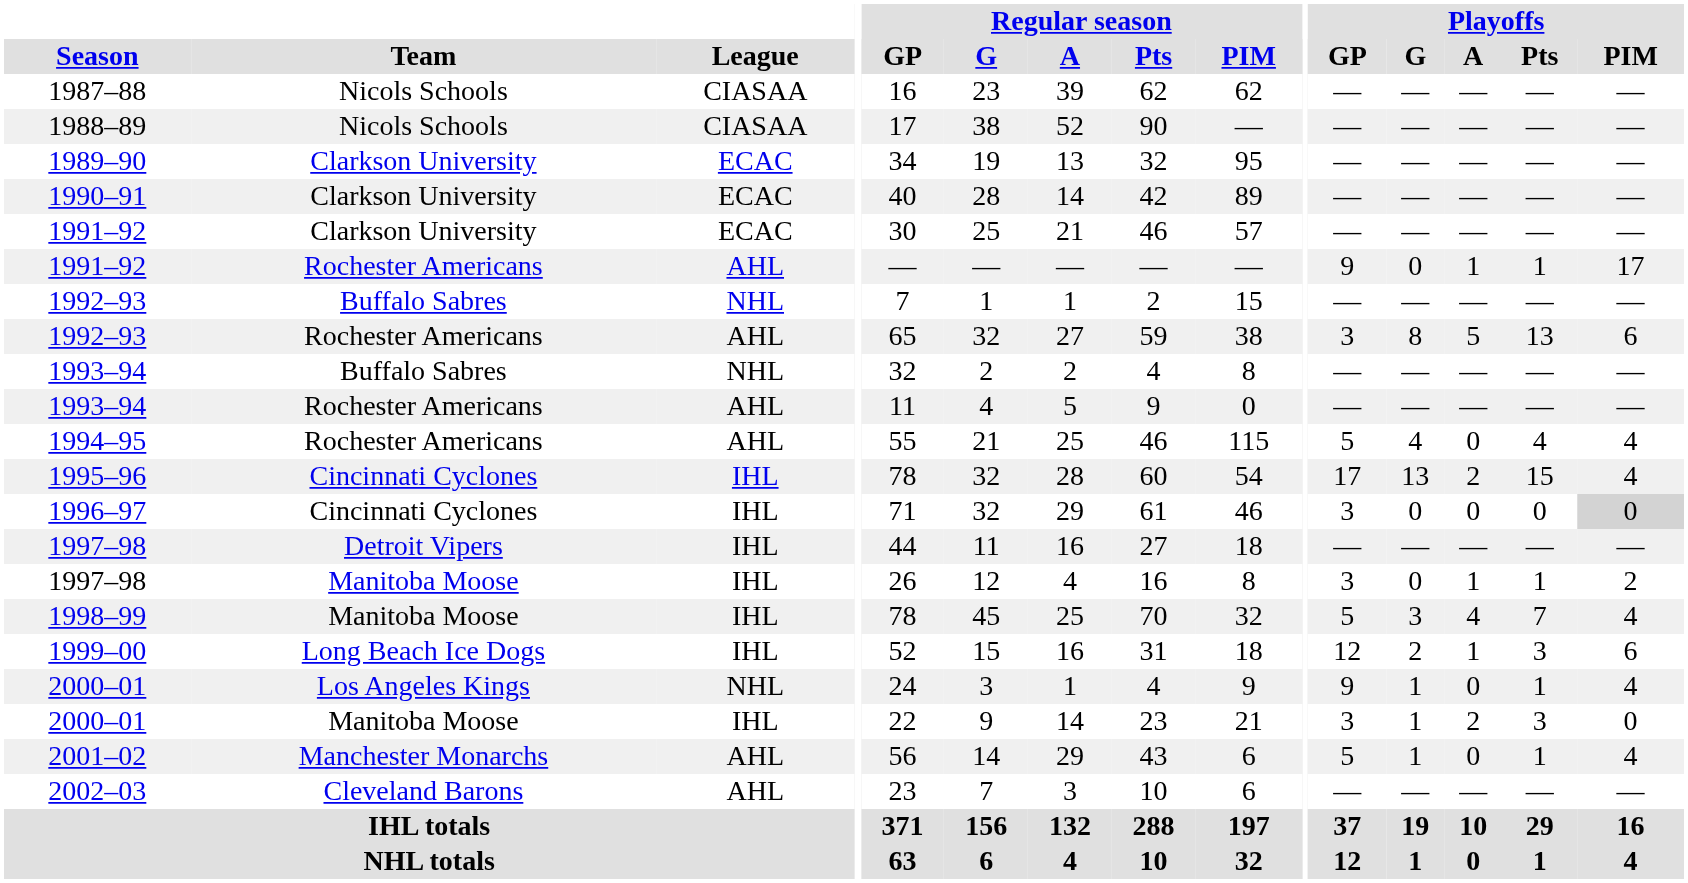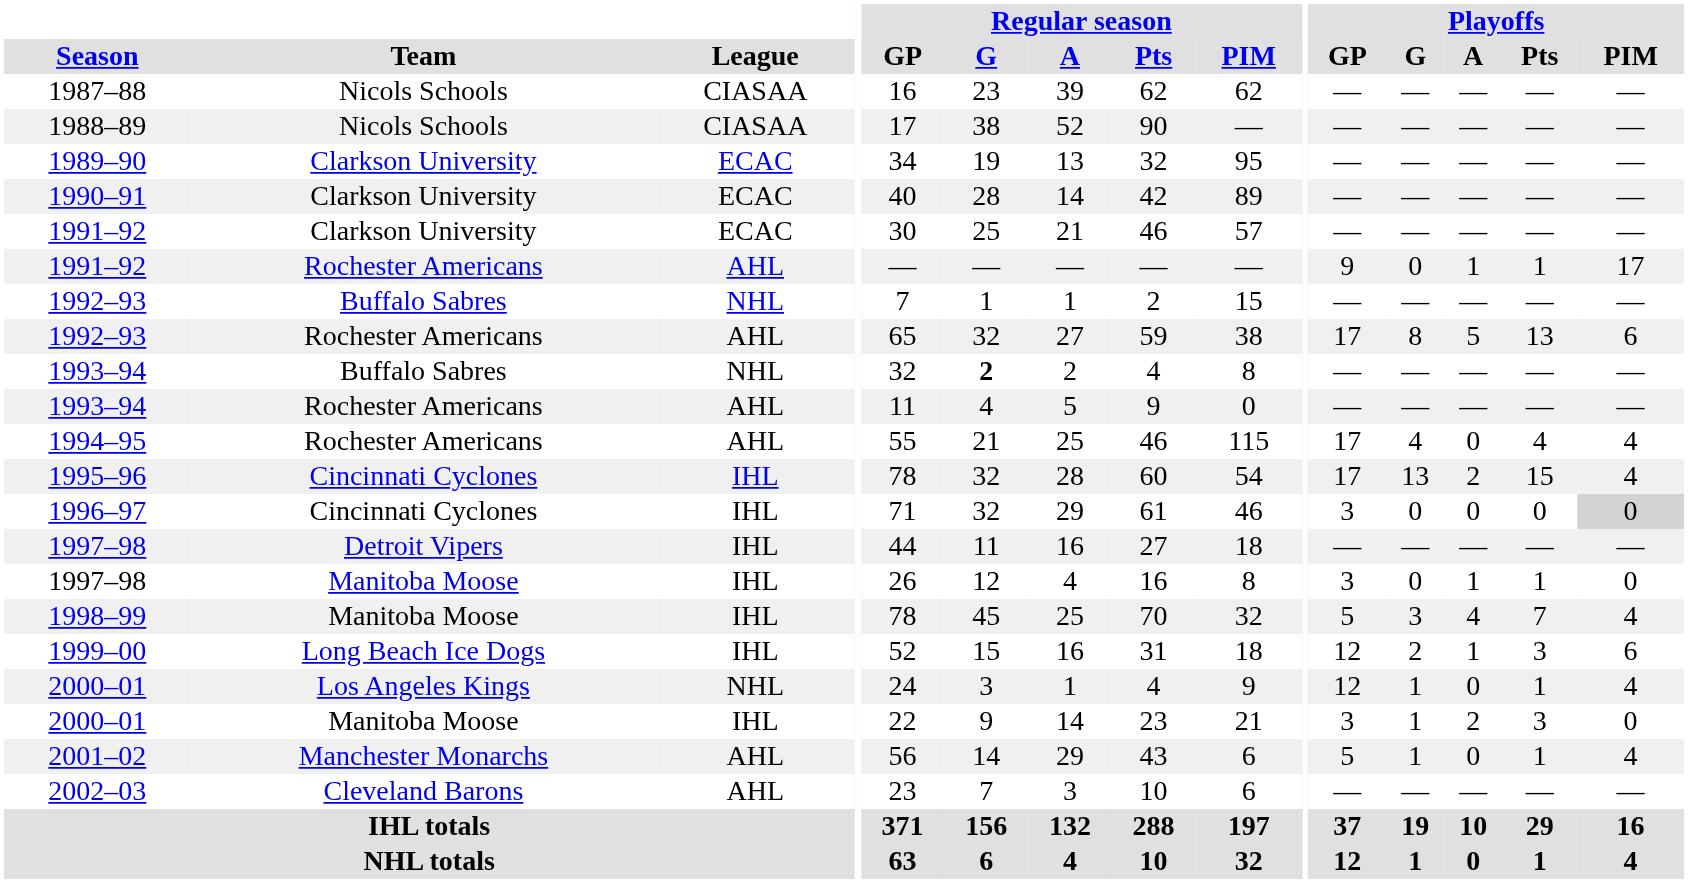(1347, 336) 3 -> (1347, 336) 17
(986, 371) normal -> (986, 371) bold
(1347, 441) 5 -> (1347, 441) 17
(1631, 581) 2 -> (1631, 581) 0
(1347, 686) 9 -> (1347, 686) 12
